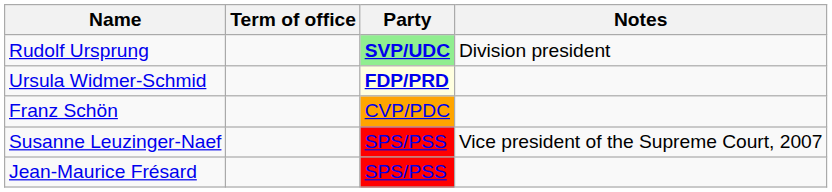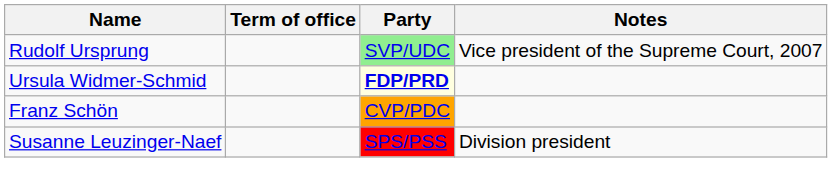(407, 50) bold -> (407, 50) normal
(535, 50) Division president -> (641, 50) Vice president of the Supreme Court, 2007
(641, 141) Vice president of the Supreme Court, 2007 -> (535, 141) Division president
- row: (103, 171)
